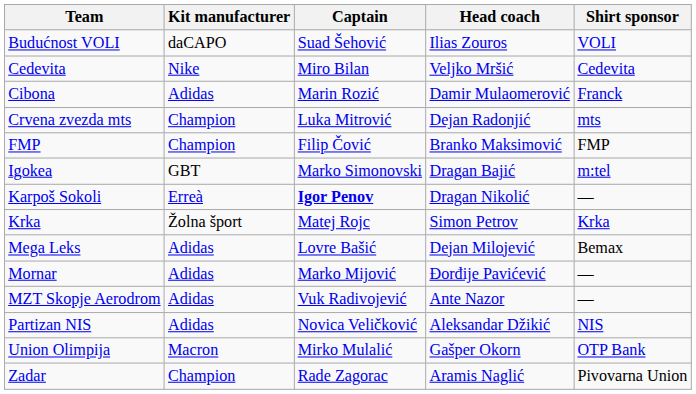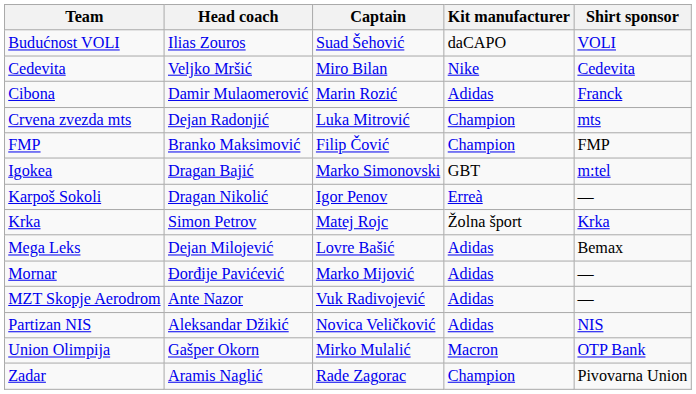columns swapped: (500, 17) <-> (229, 17)
(335, 196) bold -> (352, 196) normal
